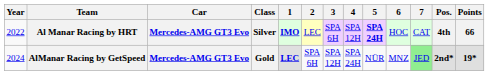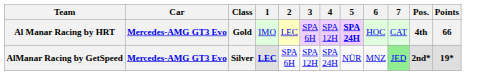- column: (16, 12)
(265, 32) Silver -> (242, 32) Gold
(290, 32) bold -> (267, 32) normal
(265, 58) Gold -> (242, 58) Silver
